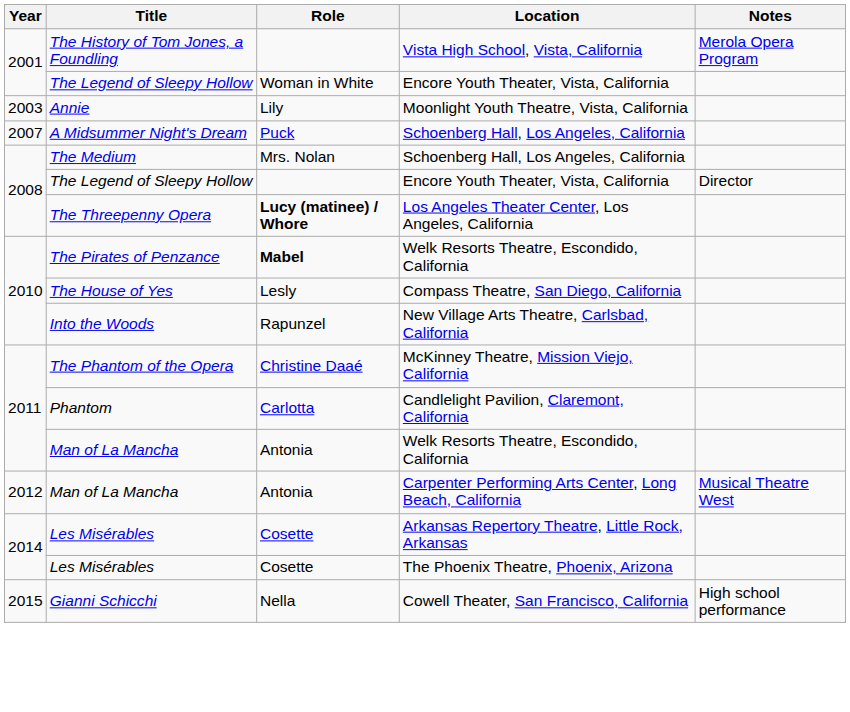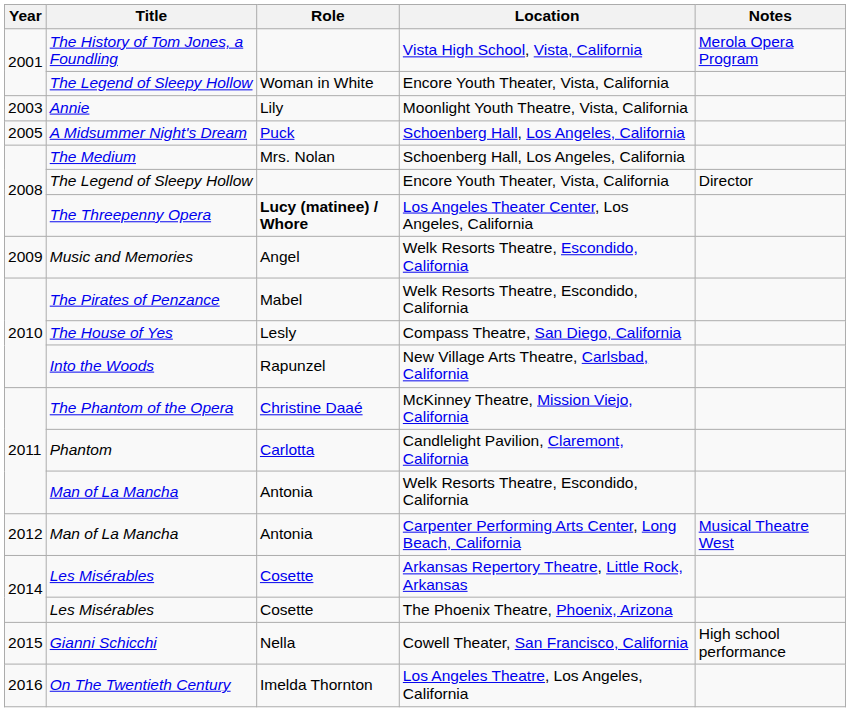(25, 132) 2007 -> (25, 132) 2005
+ row: (121, 257)
(282, 257) bold -> (281, 299) normal
+ row: (140, 685)
